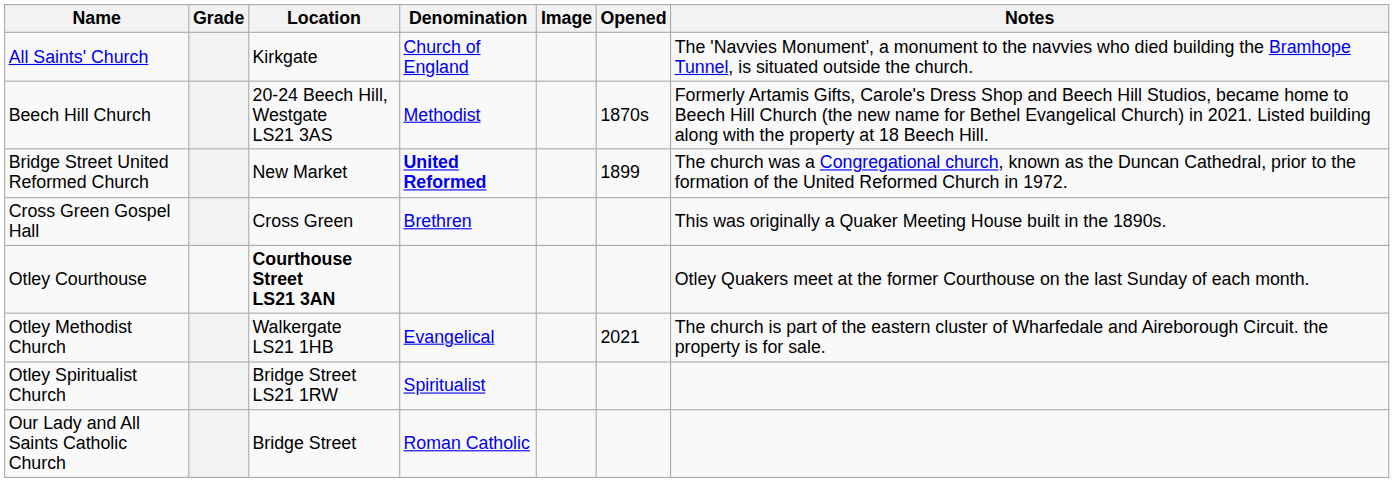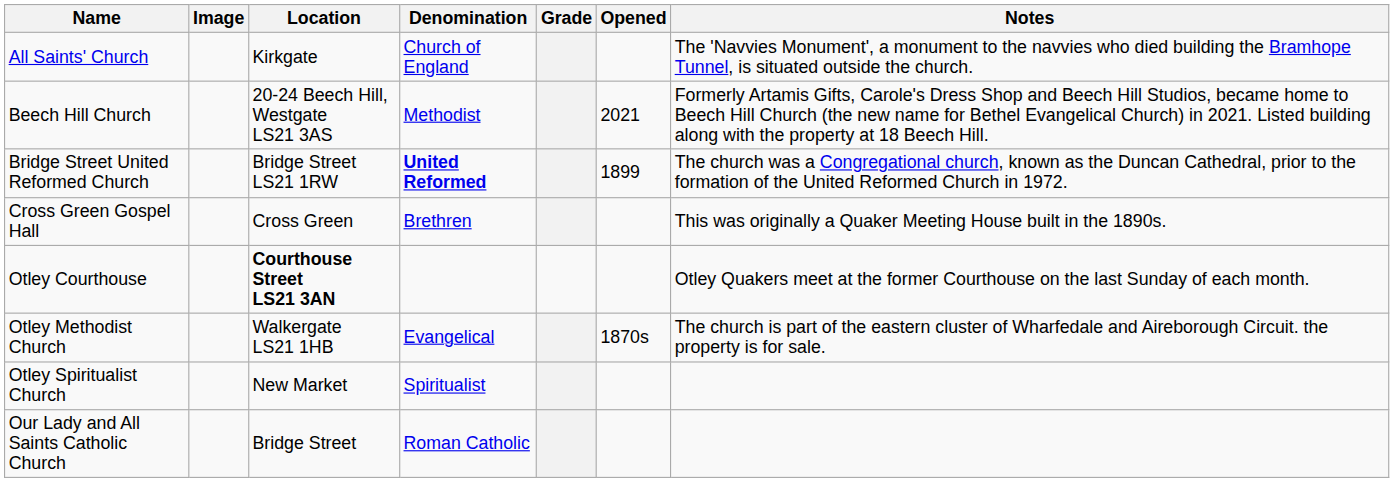columns swapped: (567, 18) <-> (219, 18)
(625, 114) 1870s -> (620, 114) 2021
(300, 173) New Market -> (304, 173) Bridge Street LS21 1RW
(620, 337) 2021 -> (625, 337) 1870s
(304, 385) Bridge Street LS21 1RW -> (300, 385) New Market
